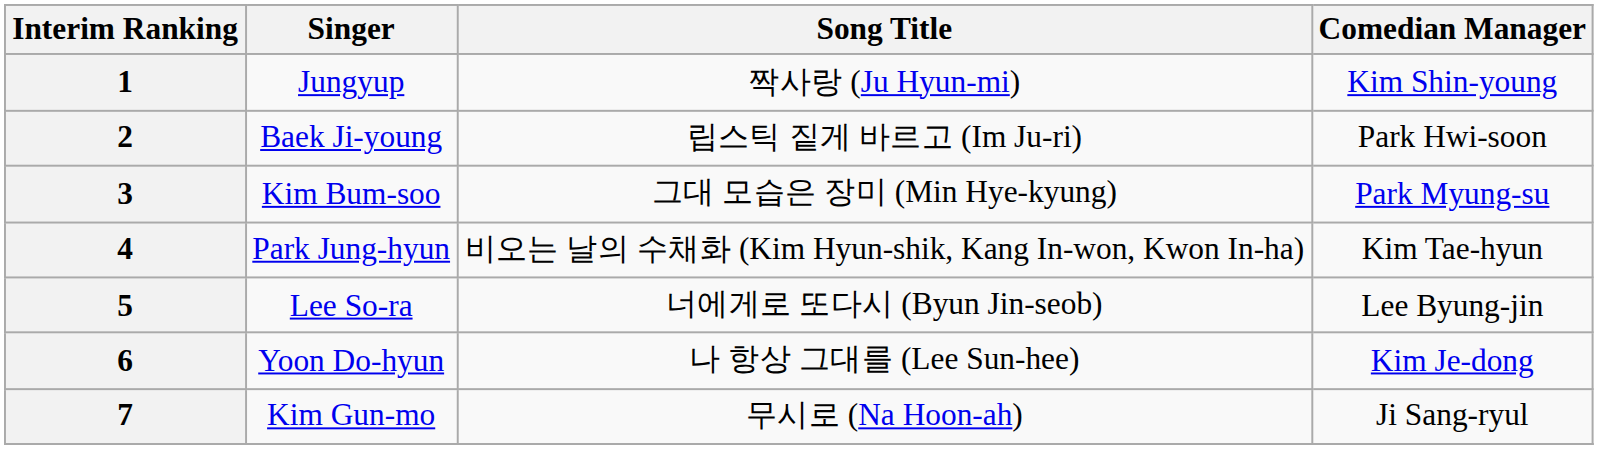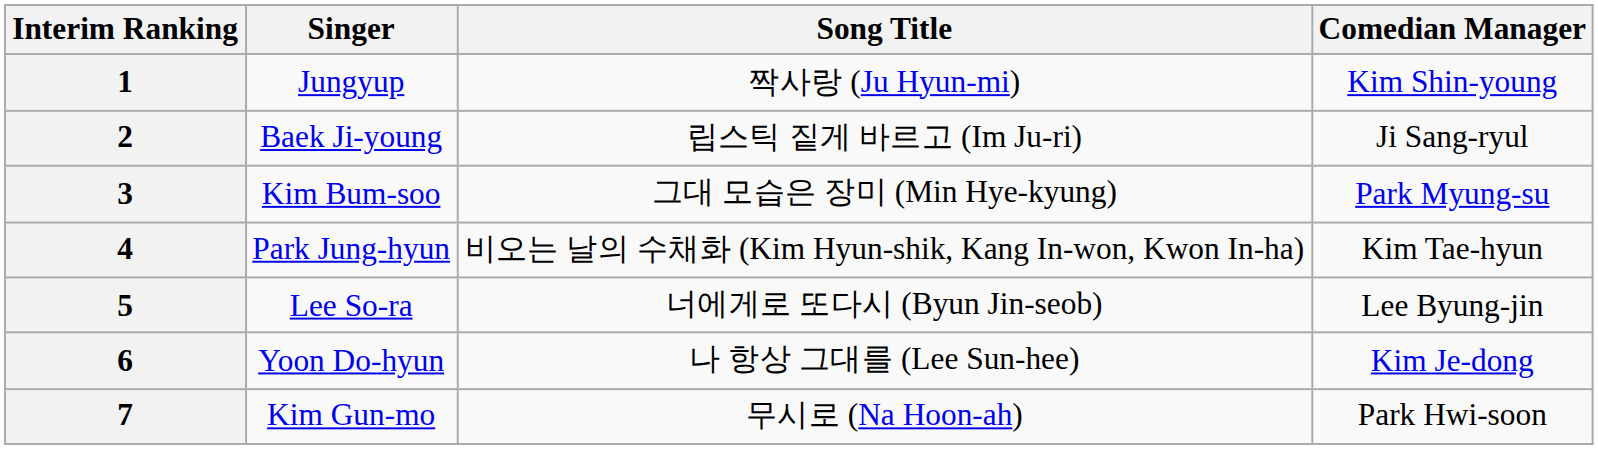(1452, 137) Park Hwi-soon -> (1452, 137) Ji Sang-ryul
(1452, 415) Ji Sang-ryul -> (1452, 415) Park Hwi-soon
